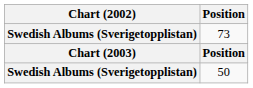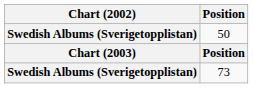rows swapped: (224, 72) <-> (224, 33)
